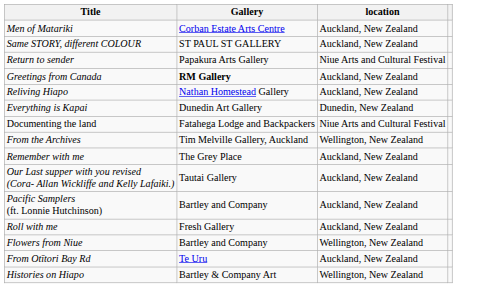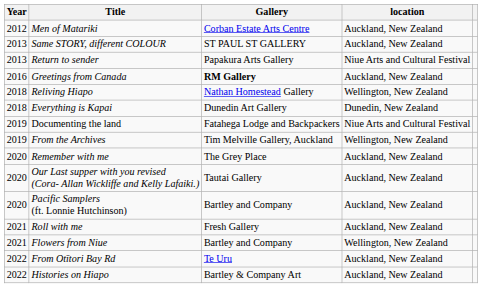+ column: (17, 12)
(369, 92) Auckland, New Zealand -> (396, 92) Wellington, New Zealand
(371, 274) Wellington, New Zealand -> (393, 274) Auckland, New Zealand
